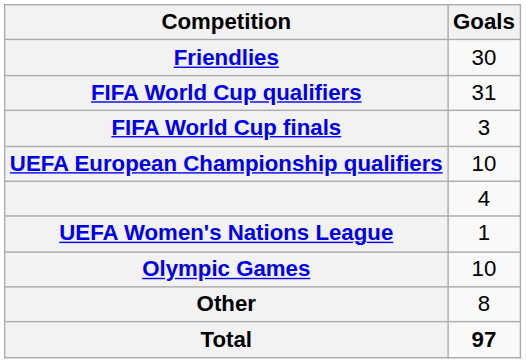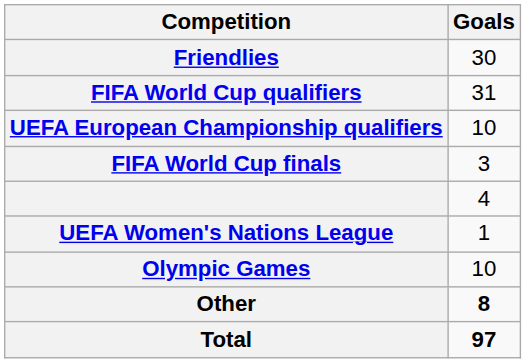rows swapped: (226, 163) <-> (226, 127)
(484, 304) normal -> (484, 304) bold
